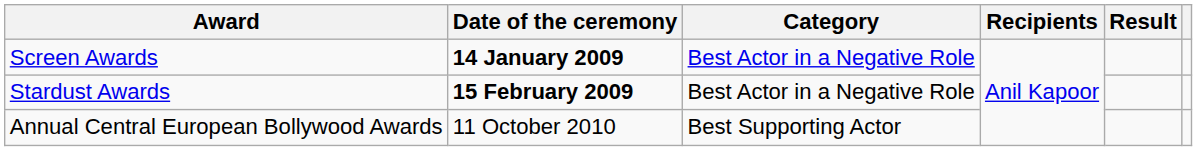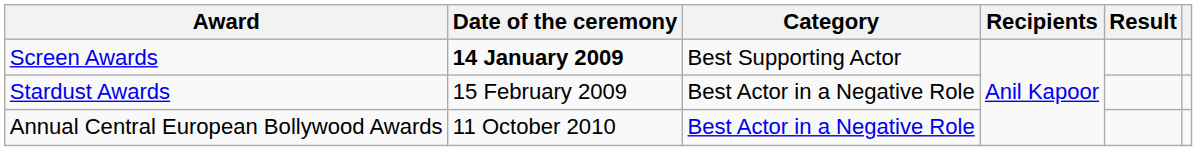(831, 57) Best Actor in a Negative Role -> (794, 57) Best Supporting Actor
(543, 92) bold -> (540, 92) normal
(794, 127) Best Supporting Actor -> (831, 127) Best Actor in a Negative Role
